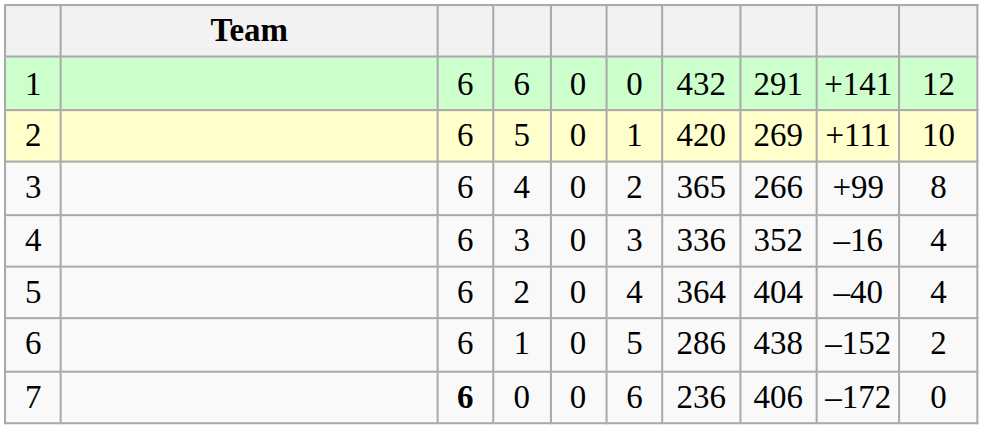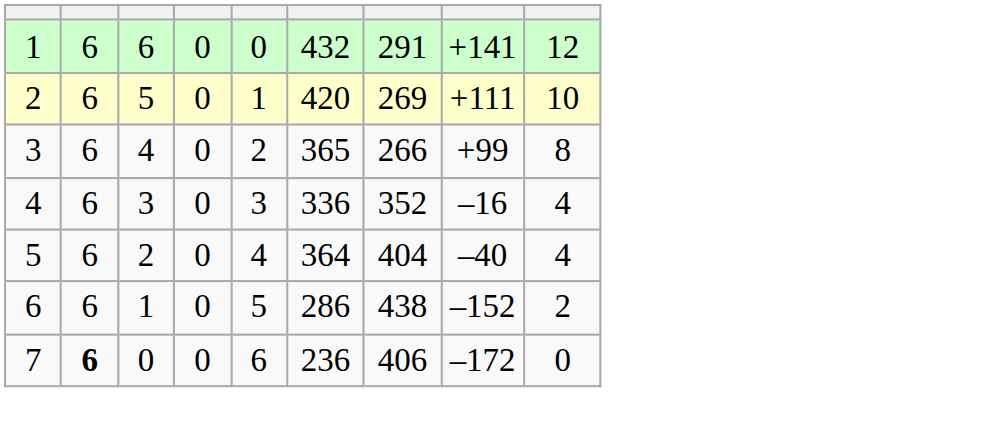- column: (249, 30)
